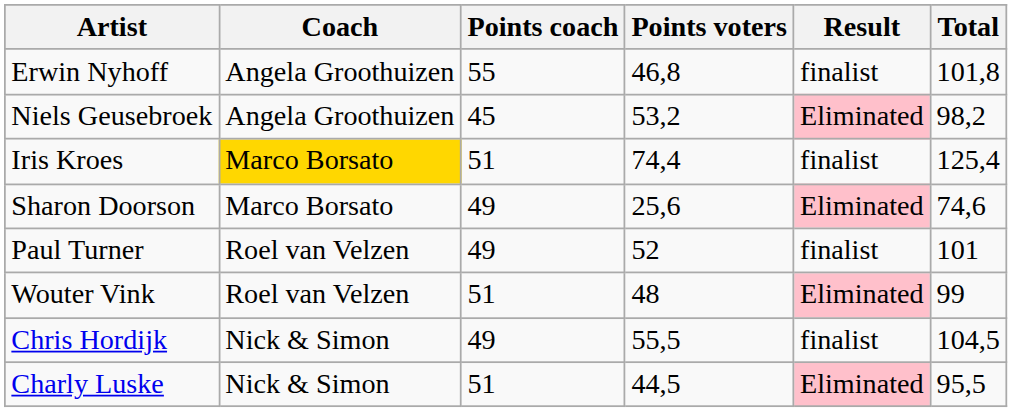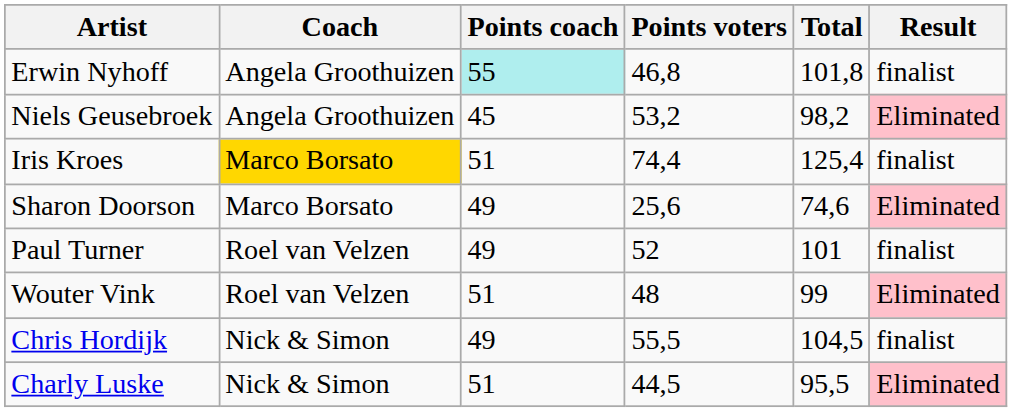columns swapped: (968, 26) <-> (862, 26)
(482, 71) no background -> (482, 71) paleturquoise background
